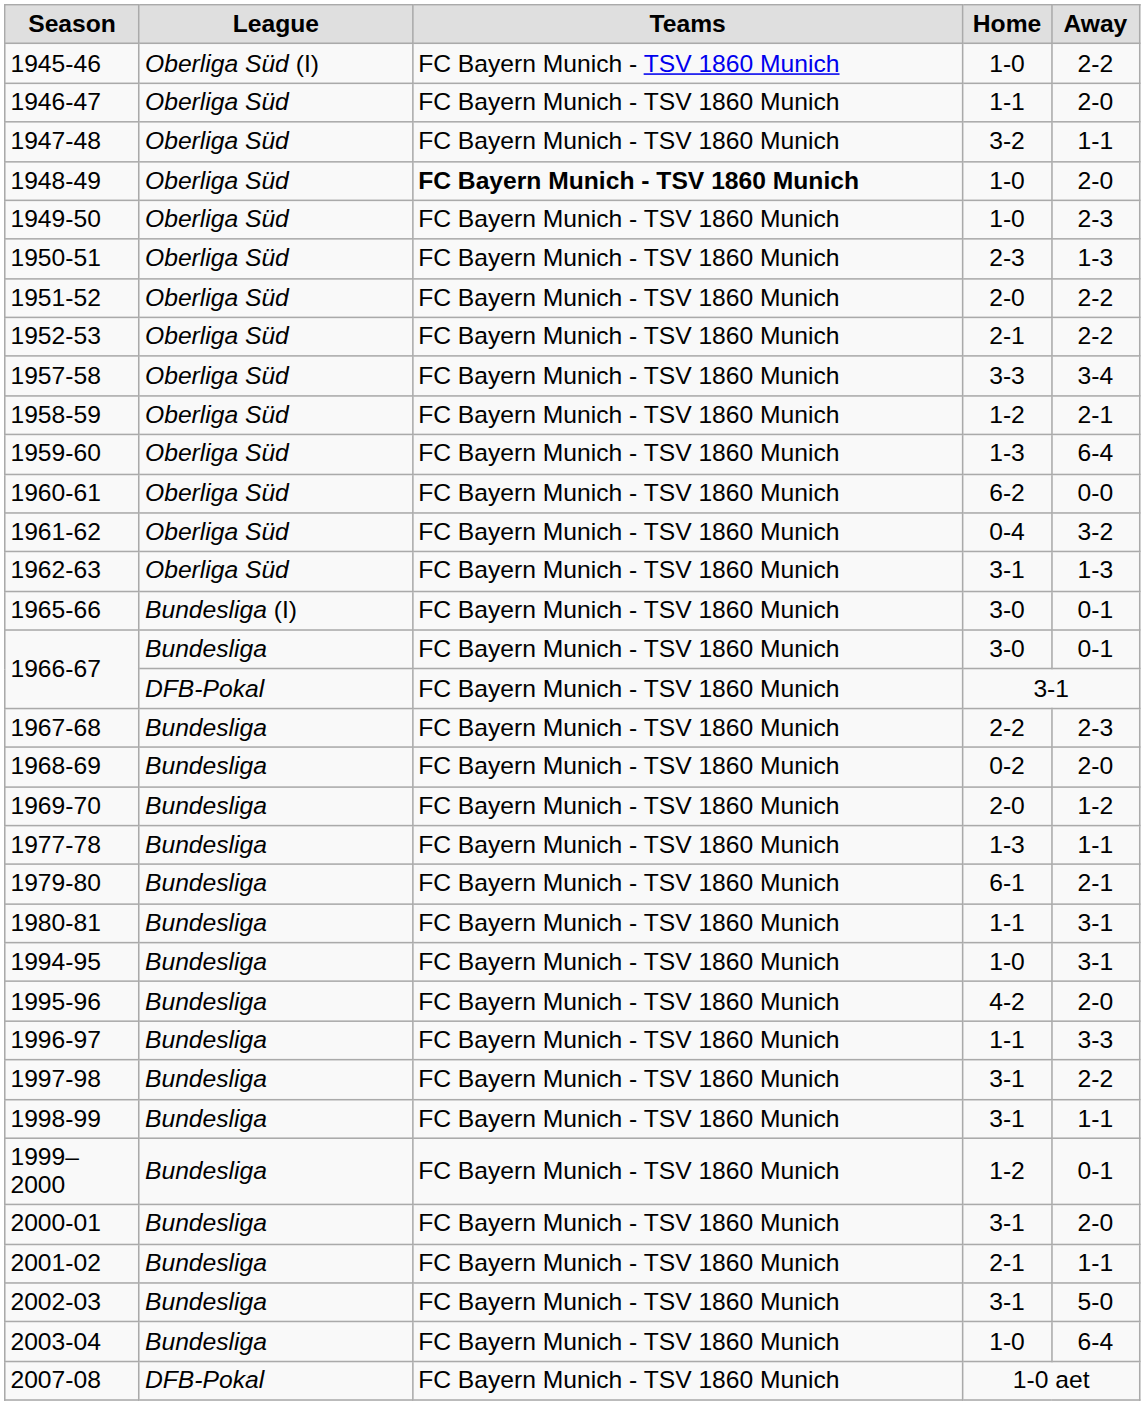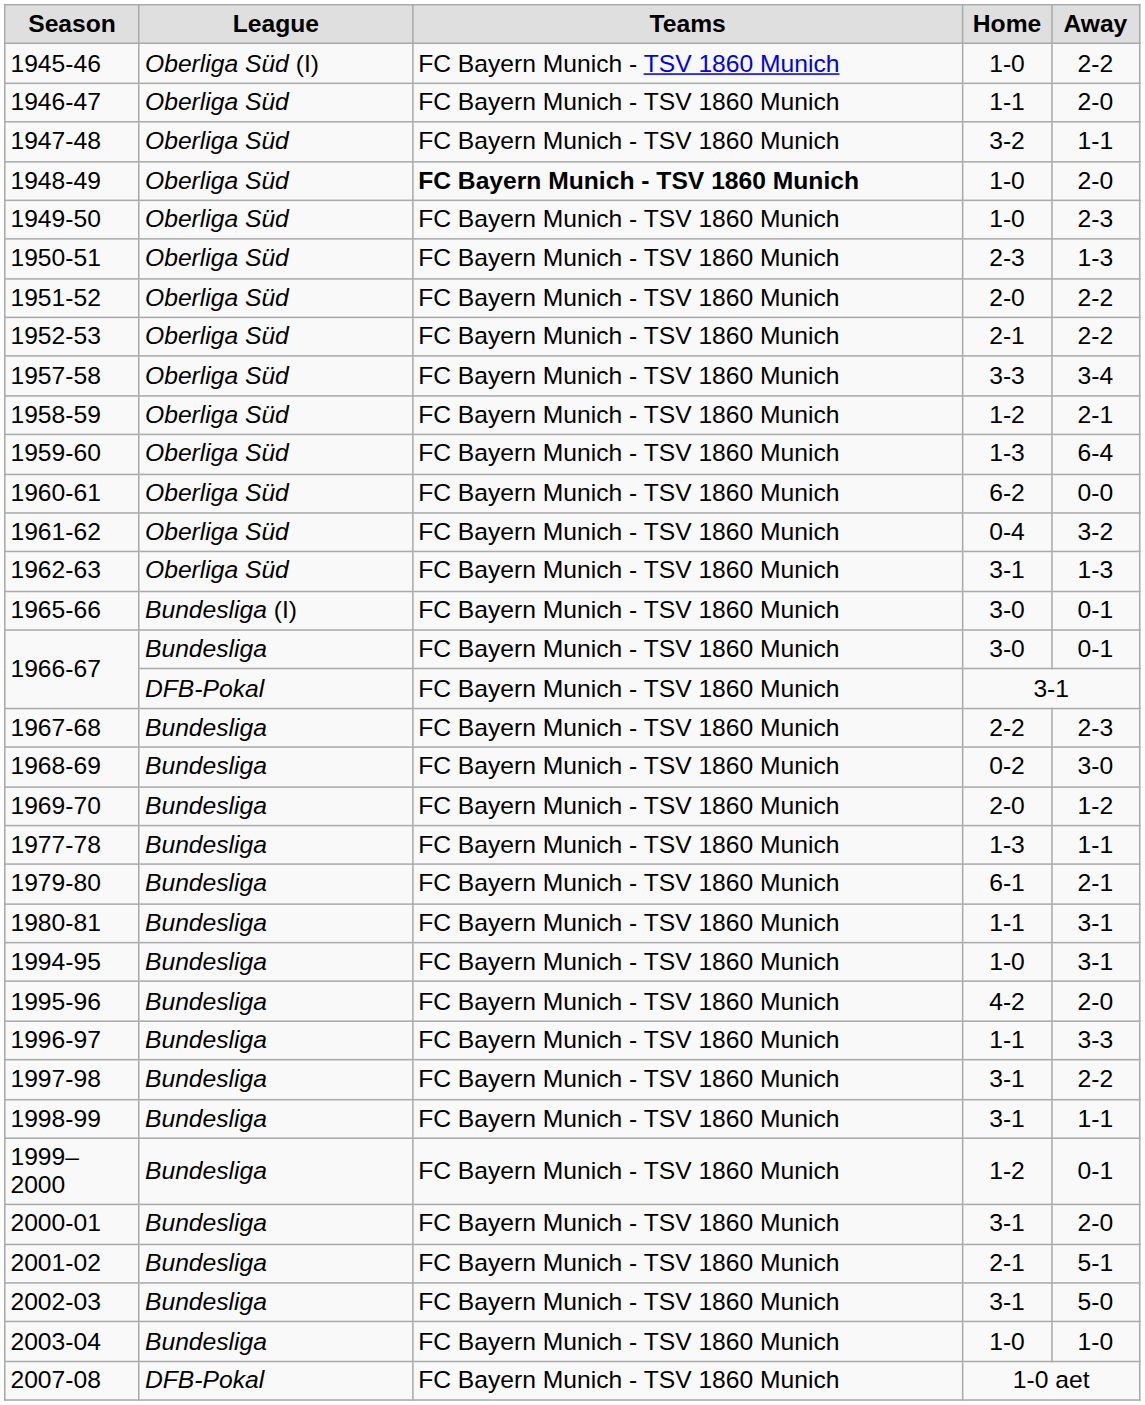(1095, 766) 2-0 -> (1095, 766) 3-0
(1095, 1263) 1-1 -> (1095, 1263) 5-1
(1095, 1341) 6-4 -> (1095, 1341) 1-0
